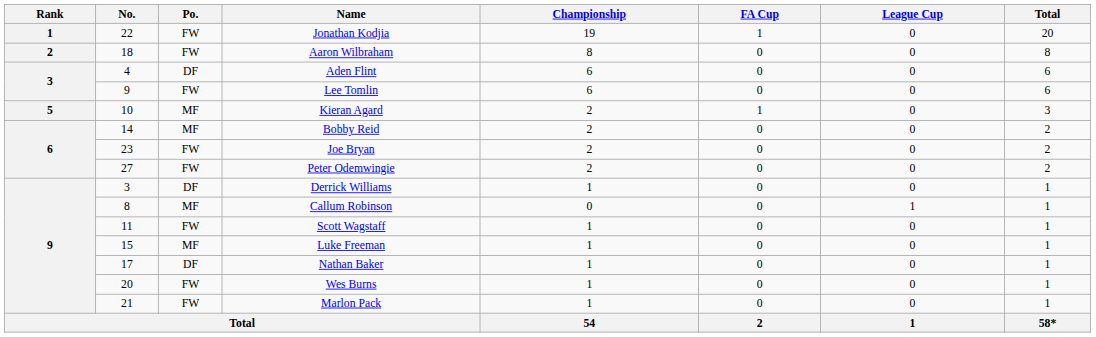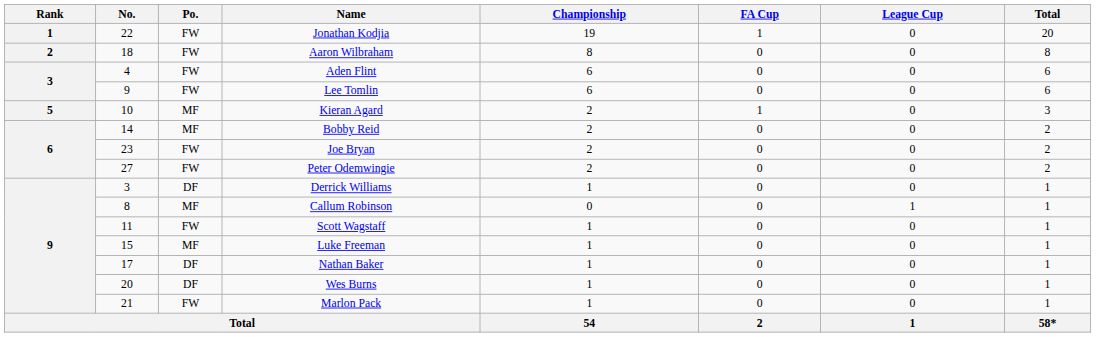(190, 71) DF -> (190, 71) FW
(190, 283) FW -> (190, 283) DF
